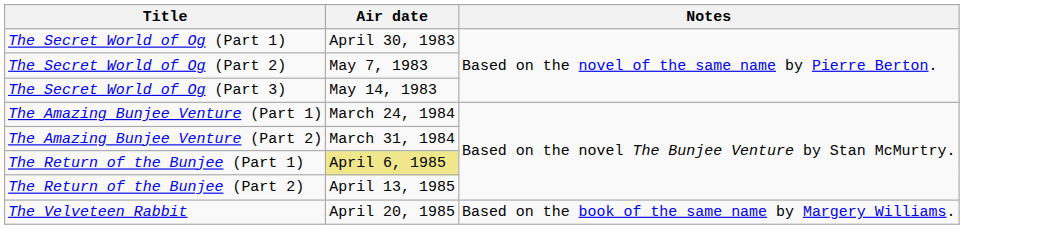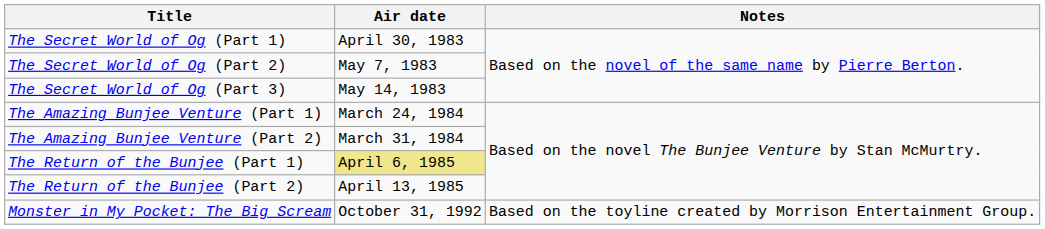- row: (98, 212)
+ row: (170, 212)
